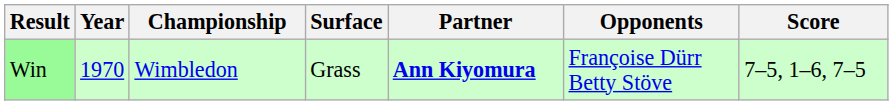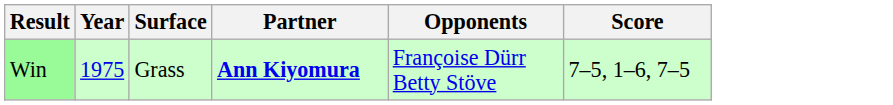- column: (217, 22)
(102, 69) 1970 -> (102, 69) 1975
